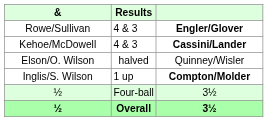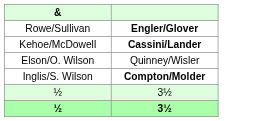- column: (134, 12)
